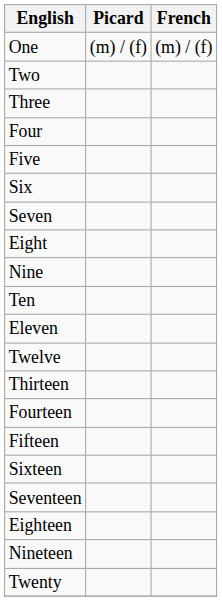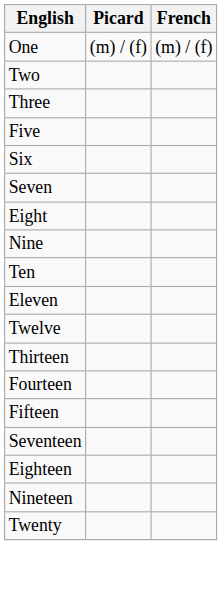- row: (25, 131)
- row: (35, 469)
